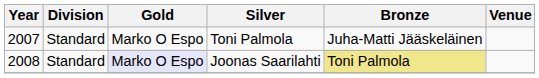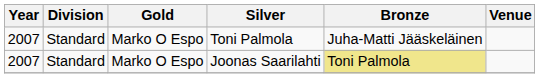(24, 61) 2008 -> (24, 61) 2007
(158, 61) lavender background -> (158, 61) no background
